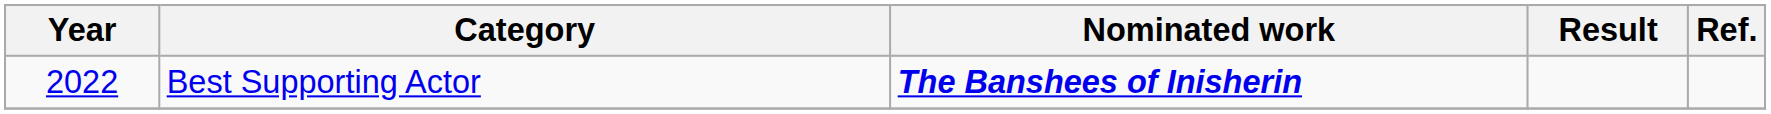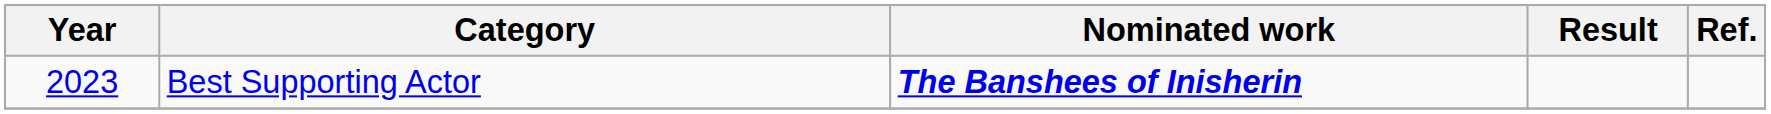(82, 81) 2022 -> (82, 81) 2023
